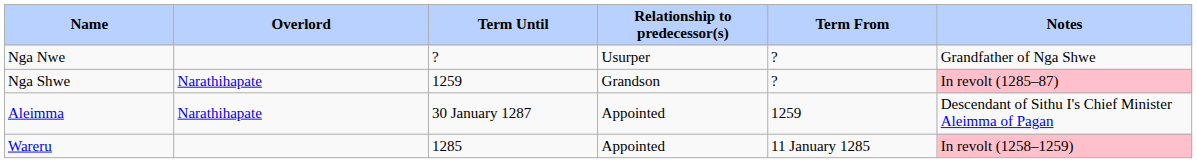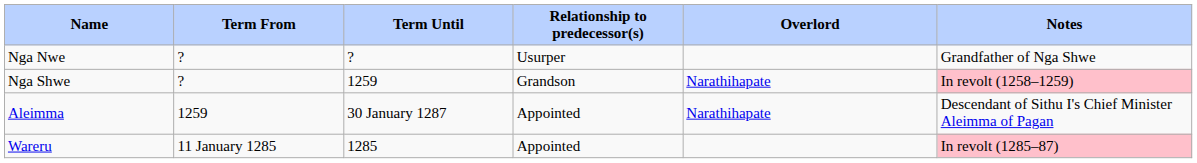columns swapped: (852, 24) <-> (301, 24)
(1000, 81) In revolt (1285–87) -> (1007, 81) In revolt (1258–1259)
(1007, 145) In revolt (1258–1259) -> (1000, 145) In revolt (1285–87)
